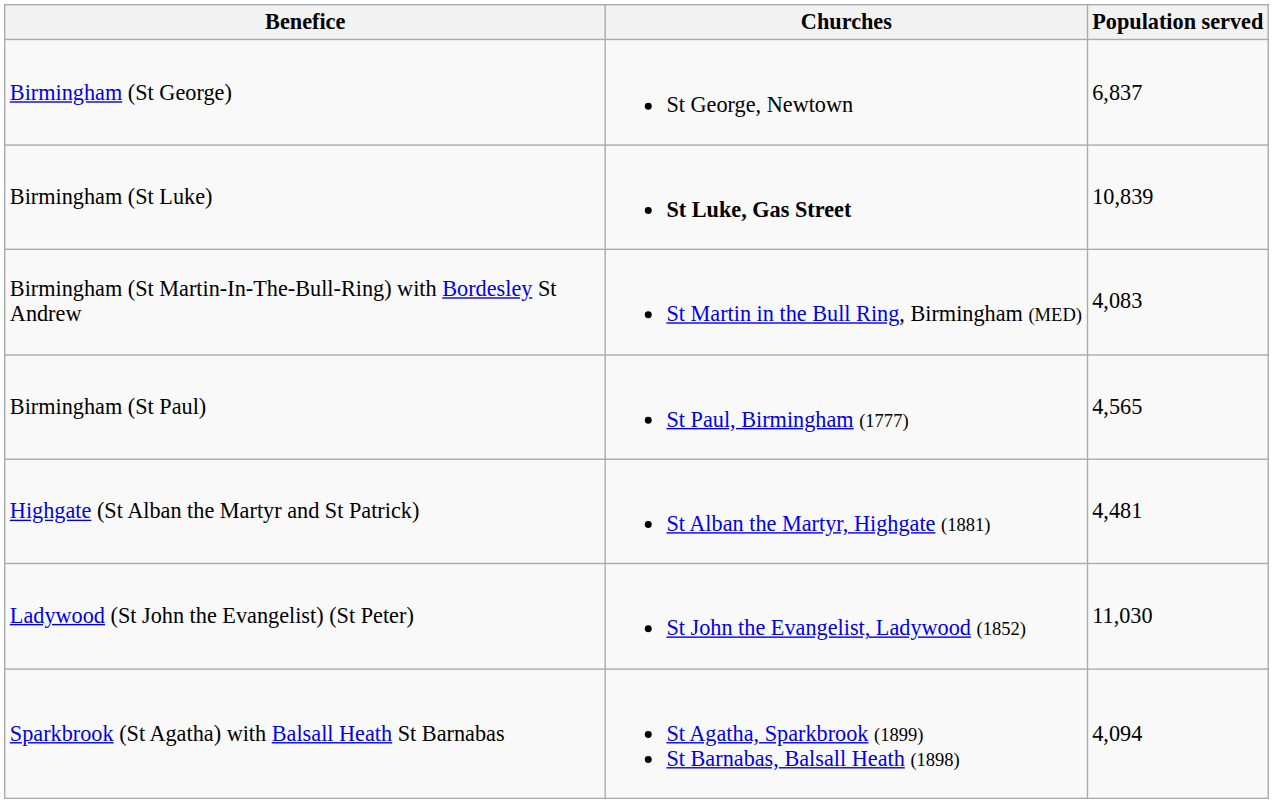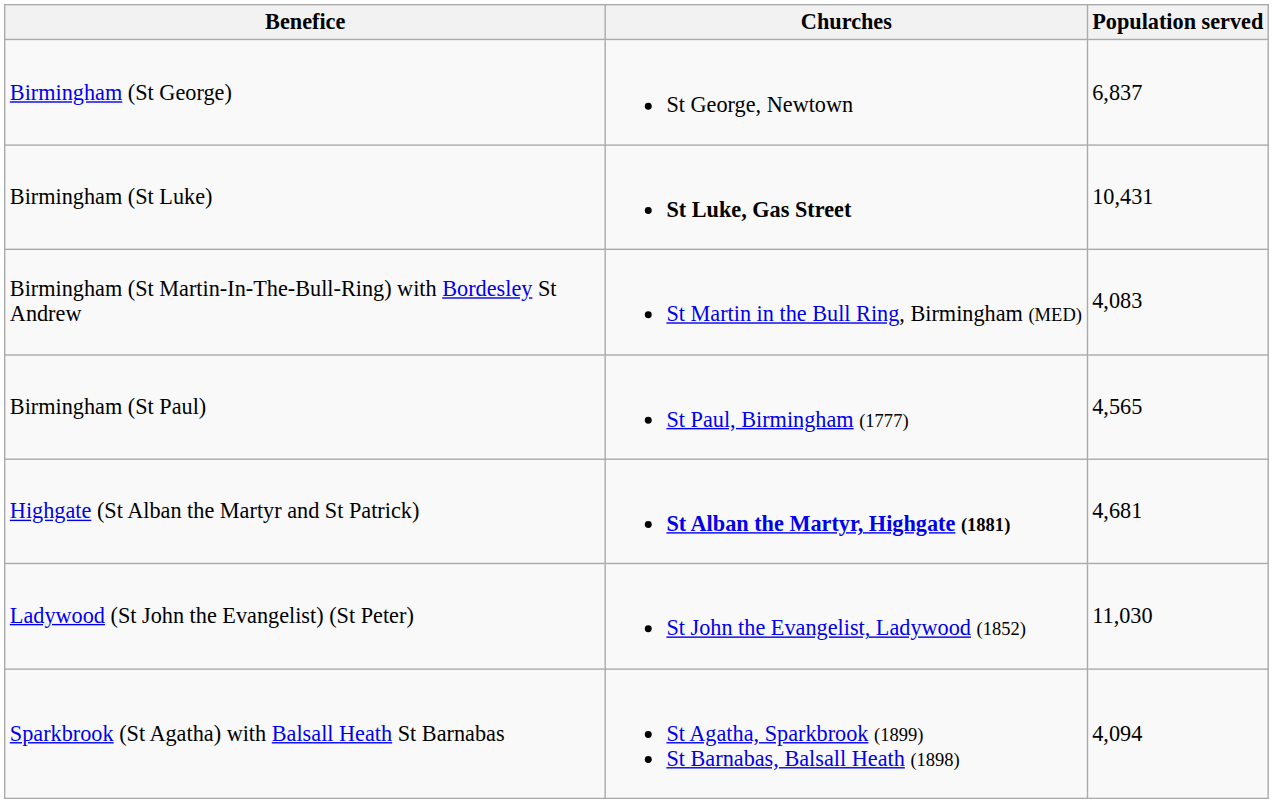(1123, 196) 10,839 -> (1123, 196) 10,431
(846, 524) normal -> (846, 524) bold
(1117, 511) 4,481 -> (1117, 511) 4,681
